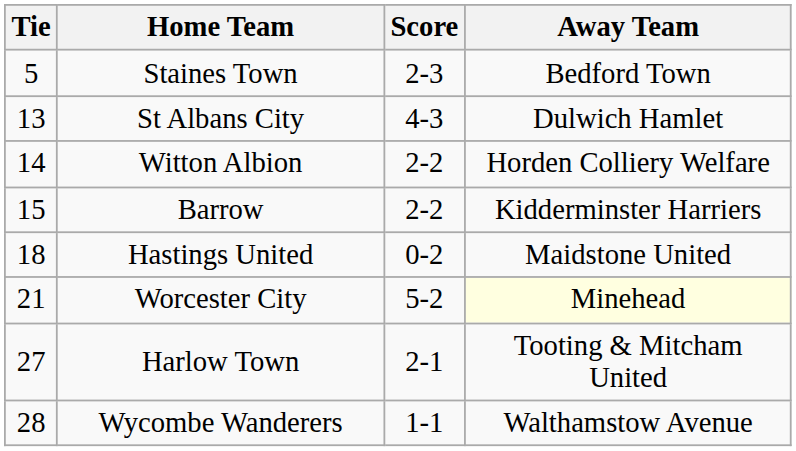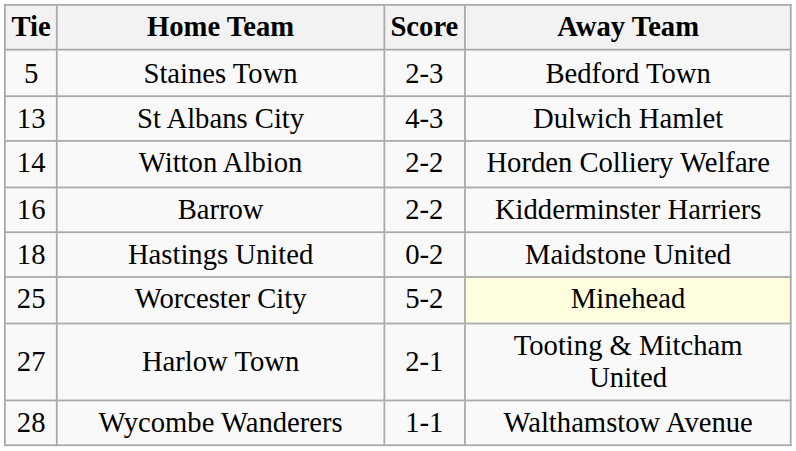(31, 208) 15 -> (31, 208) 16
(31, 299) 21 -> (31, 299) 25
